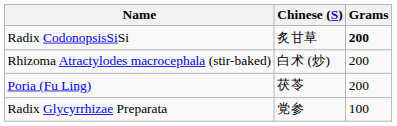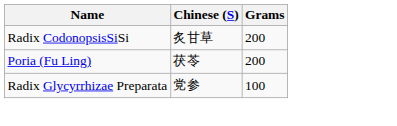(359, 37) bold -> (255, 37) normal
- row: (139, 61)
